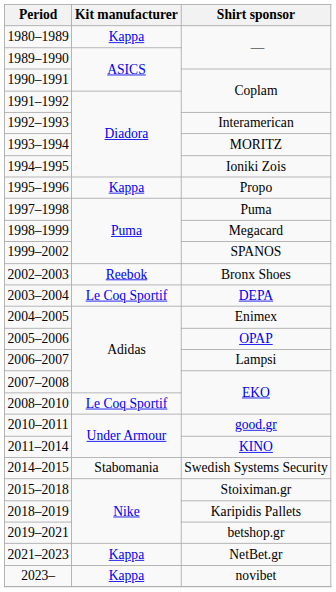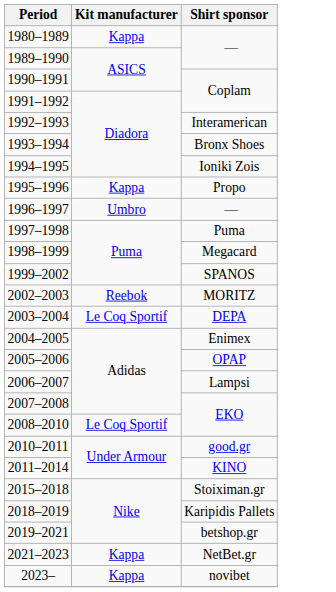(256, 144) MORITZ -> (229, 144) Bronx Shoes
+ row: (38, 209)
(256, 274) Bronx Shoes -> (229, 295) MORITZ
- row: (38, 468)
